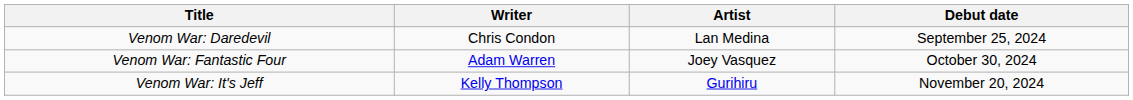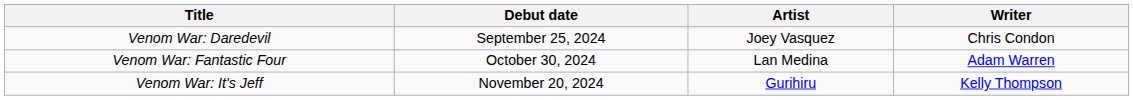columns swapped: (512, 15) <-> (982, 15)
(732, 38) Lan Medina -> (791, 38) Joey Vasquez
(732, 60) Joey Vasquez -> (791, 60) Lan Medina
